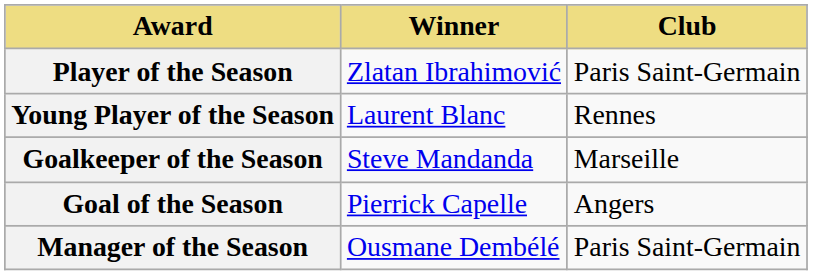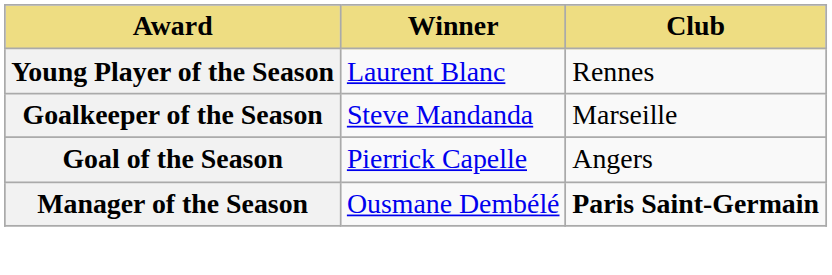- row: (173, 70)
(687, 247) normal -> (696, 203) bold
